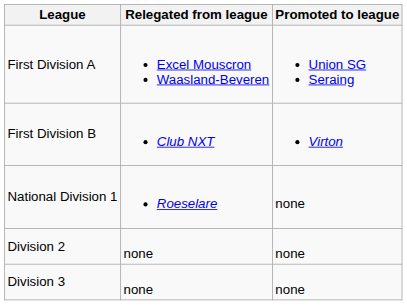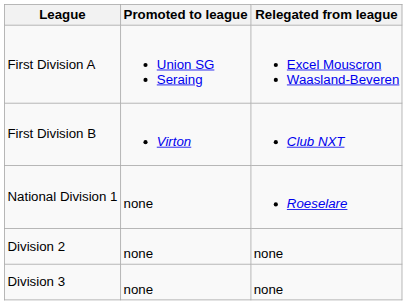columns swapped: (337, 15) <-> (196, 15)
